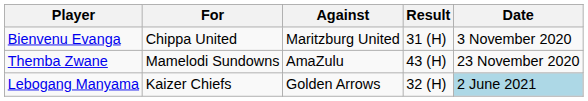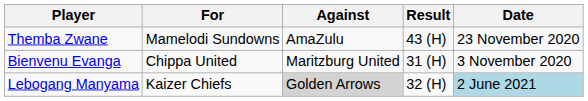rows swapped: (64, 38) <-> (58, 61)
(333, 84) no background -> (333, 84) lightgrey background
